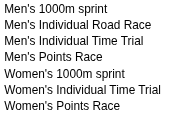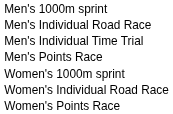+ row: (87, 90)
- row: (83, 90)
